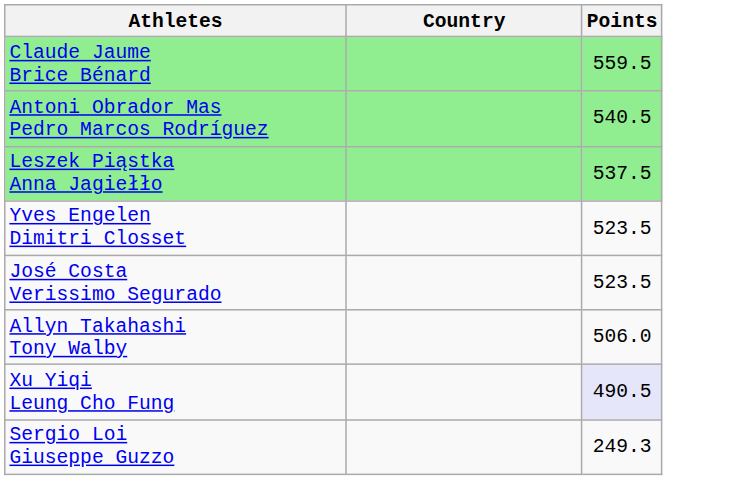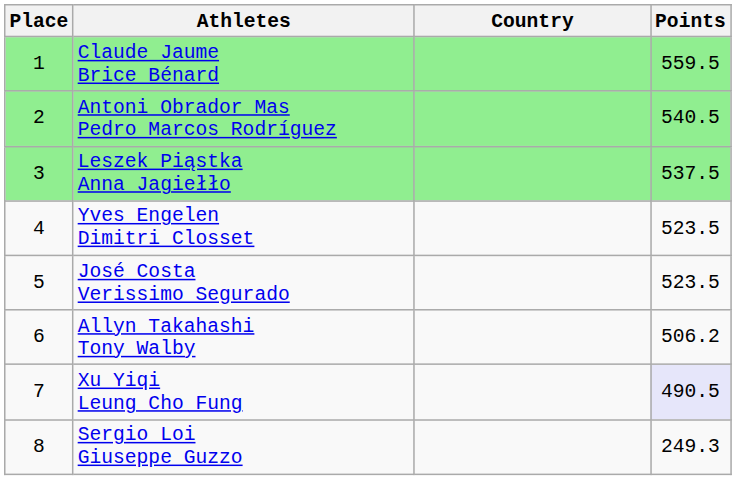+ column: (39, 21)
(622, 337) 506.0 -> (690, 337) 506.2
